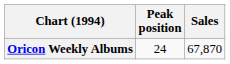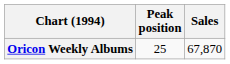(160, 48) 24 -> (160, 48) 25
